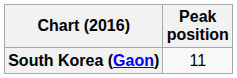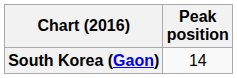(198, 60) 11 -> (198, 60) 14
